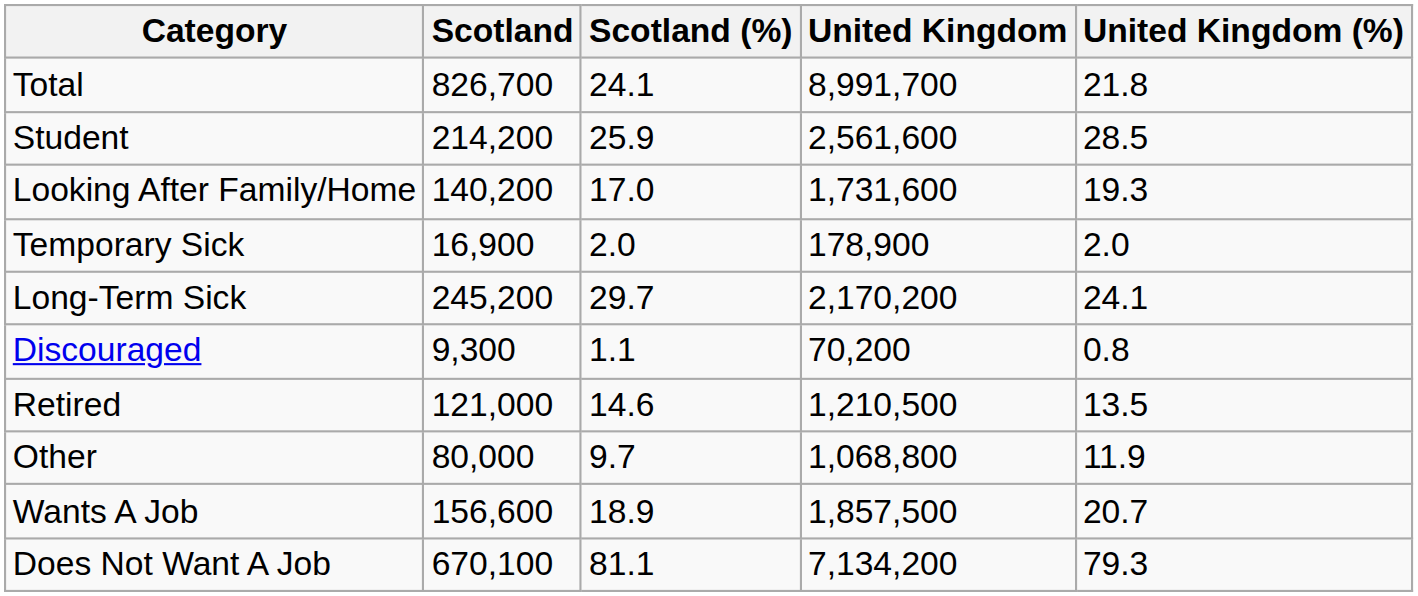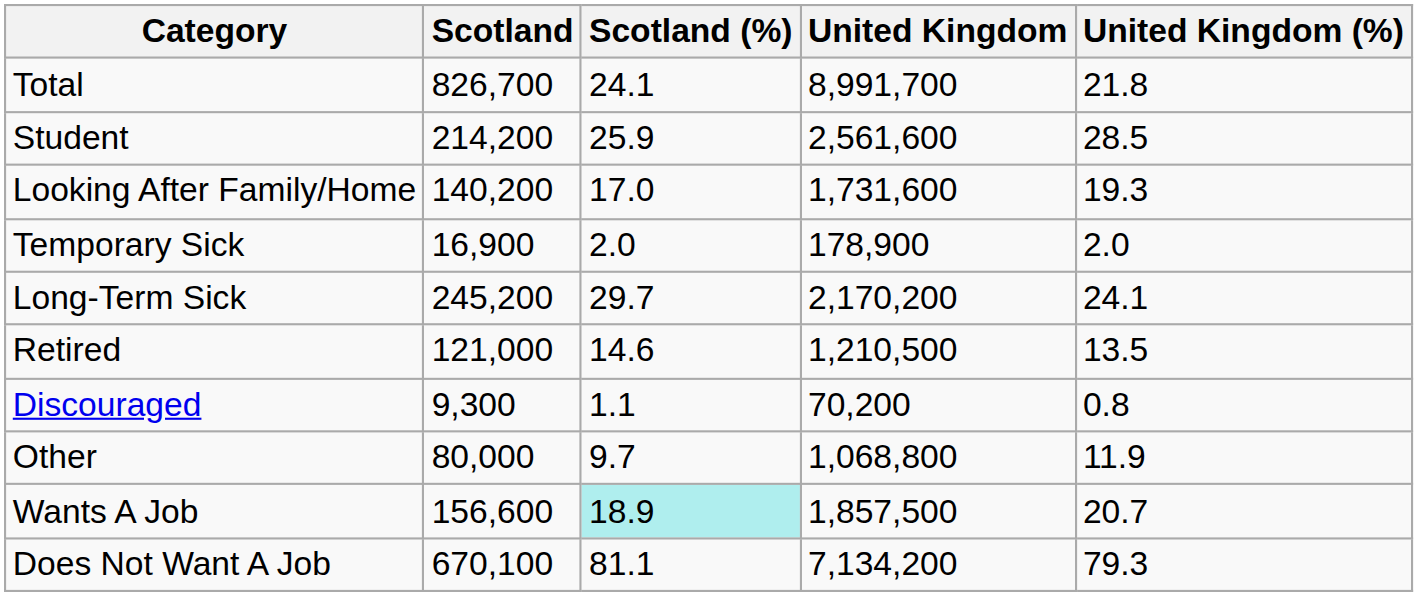rows swapped: (107, 350) <-> (67, 404)
(622, 510) no background -> (622, 510) paleturquoise background
